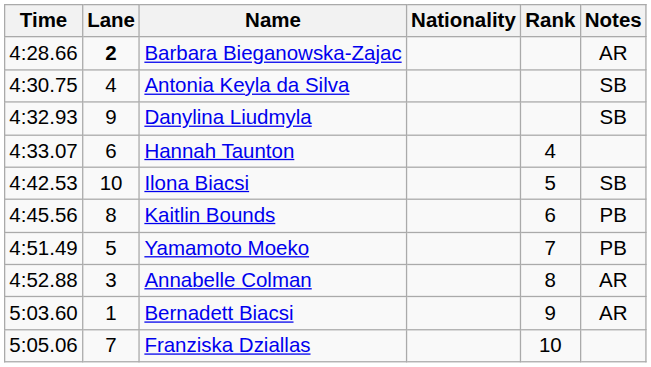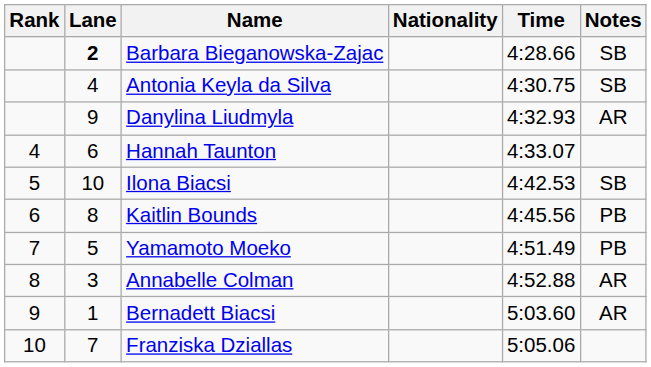columns swapped: (550, 20) <-> (44, 20)
(613, 53) AR -> (613, 53) SB
(613, 118) SB -> (613, 118) AR
